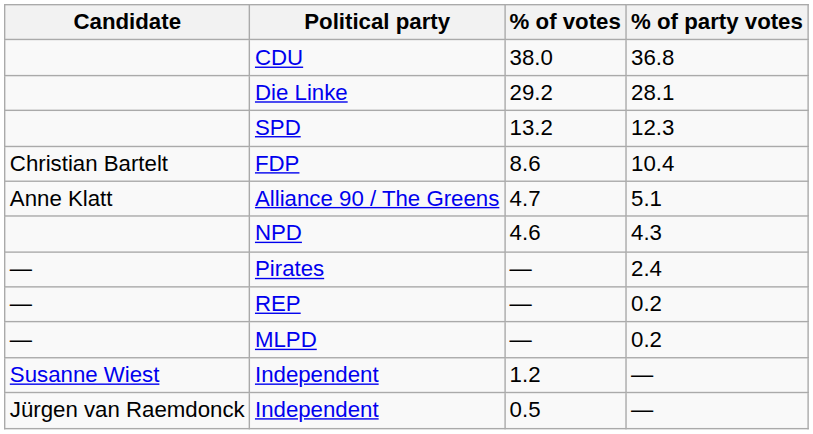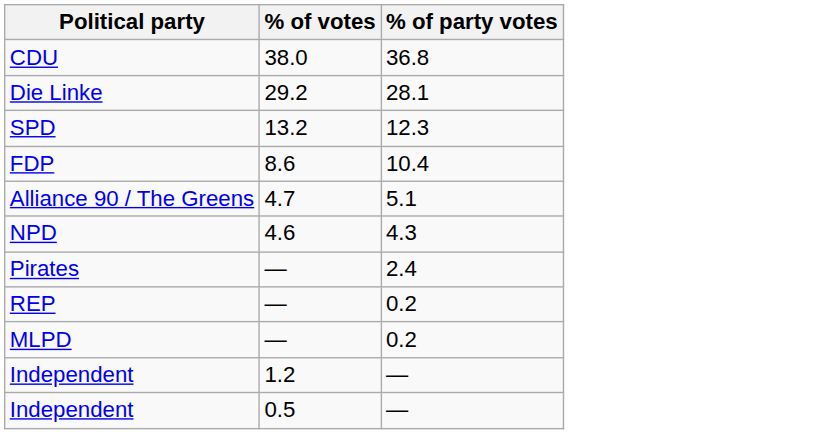- column: (127, 22)
